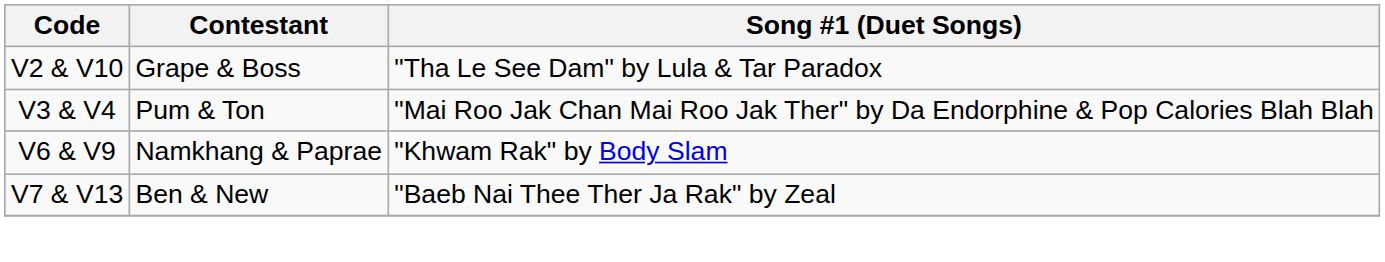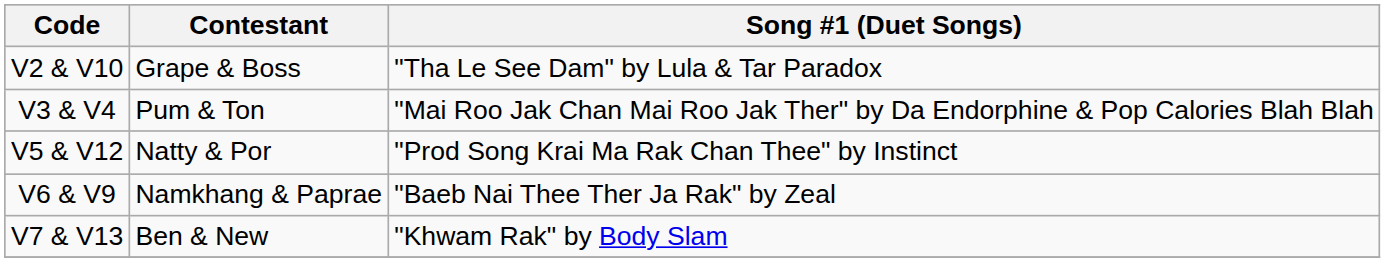+ row: (67, 151)
(561, 151) "Khwam Rak" by Body Slam -> (615, 194) "Baeb Nai Thee Ther Ja Rak" by Zeal
(615, 194) "Baeb Nai Thee Ther Ja Rak" by Zeal -> (561, 236) "Khwam Rak" by Body Slam
